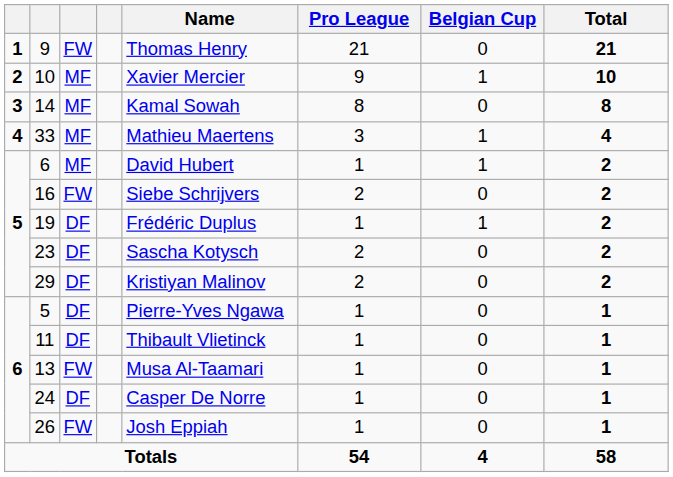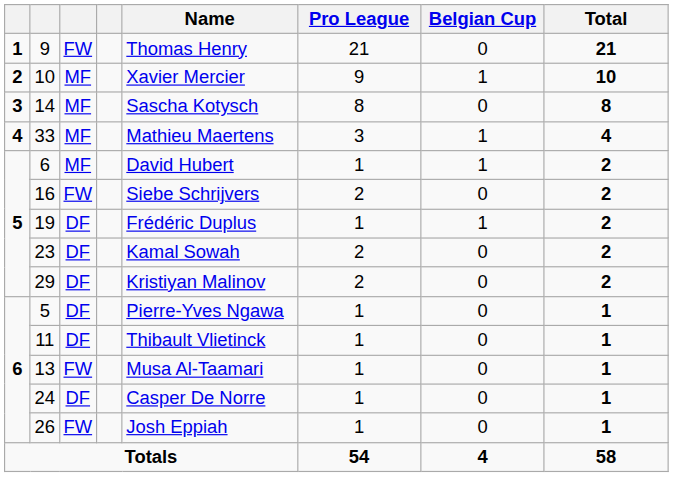(183, 106) Kamal Sowah -> (192, 106) Sascha Kotysch
(192, 252) Sascha Kotysch -> (183, 252) Kamal Sowah
